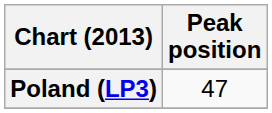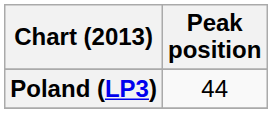(215, 88) 47 -> (215, 88) 44
